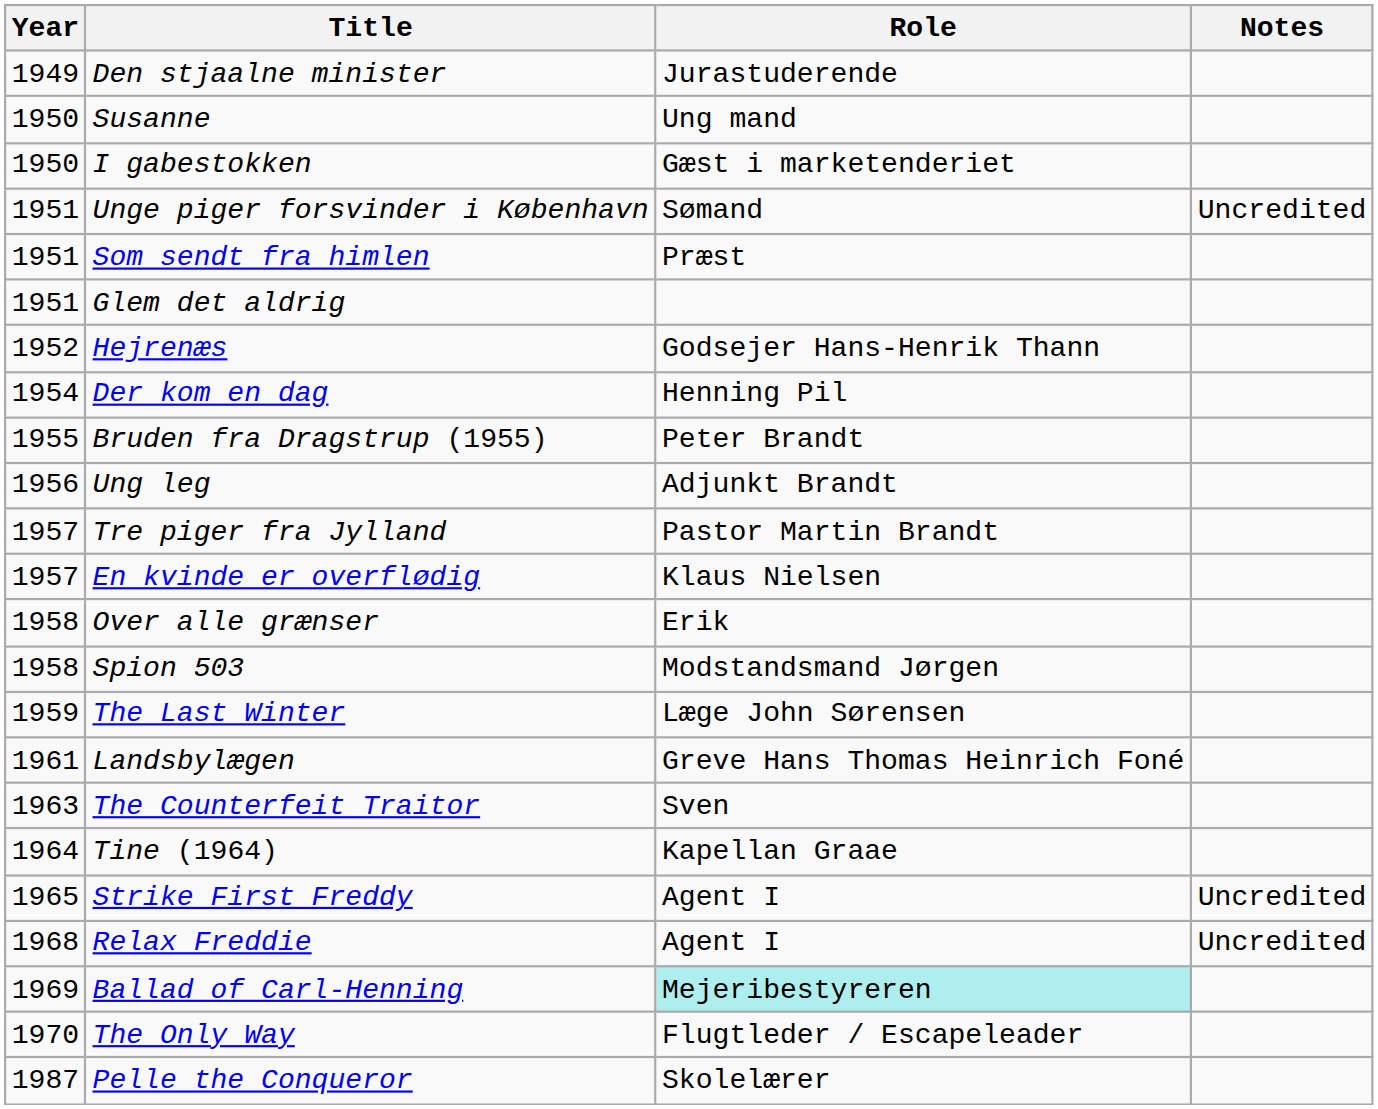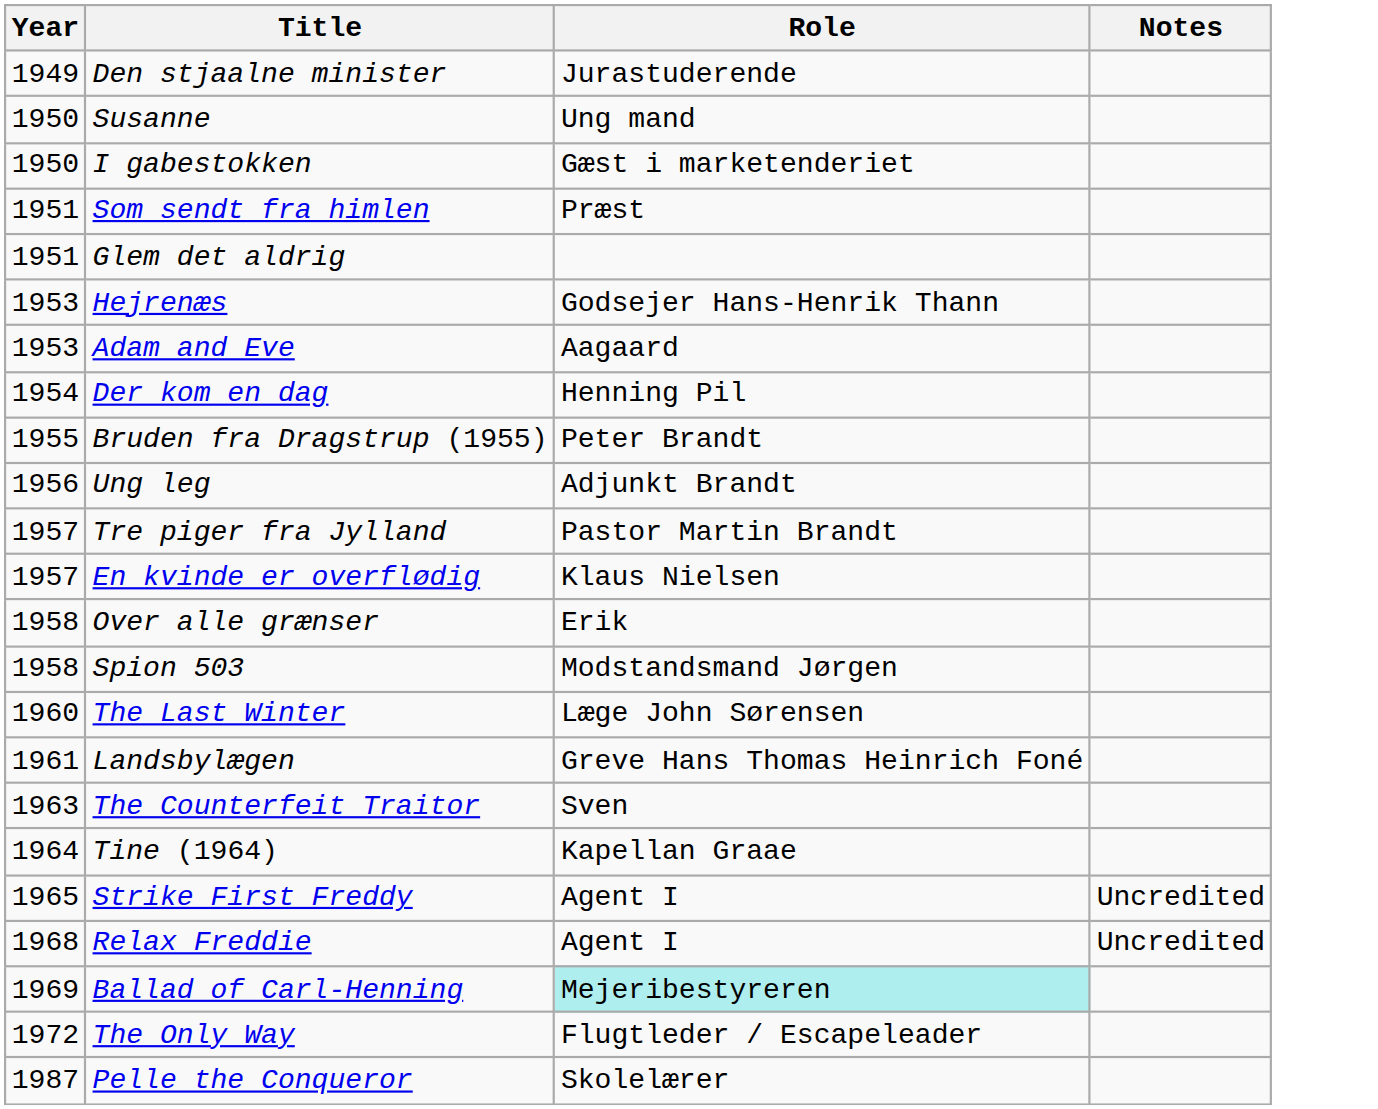- row: (371, 211)
(45, 348) 1952 -> (45, 303) 1953
+ row: (194, 348)
(45, 714) 1959 -> (45, 714) 1960
(45, 1035) 1970 -> (45, 1035) 1972
